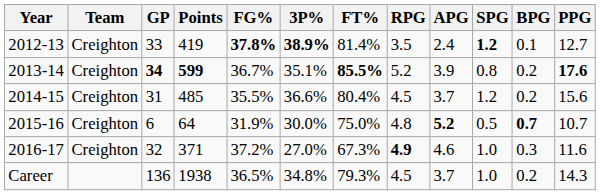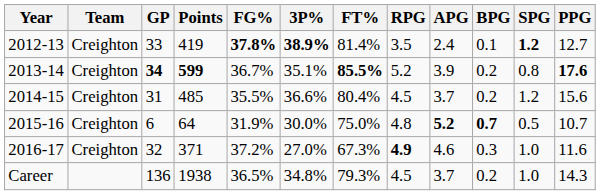columns swapped: (492, 17) <-> (533, 17)
